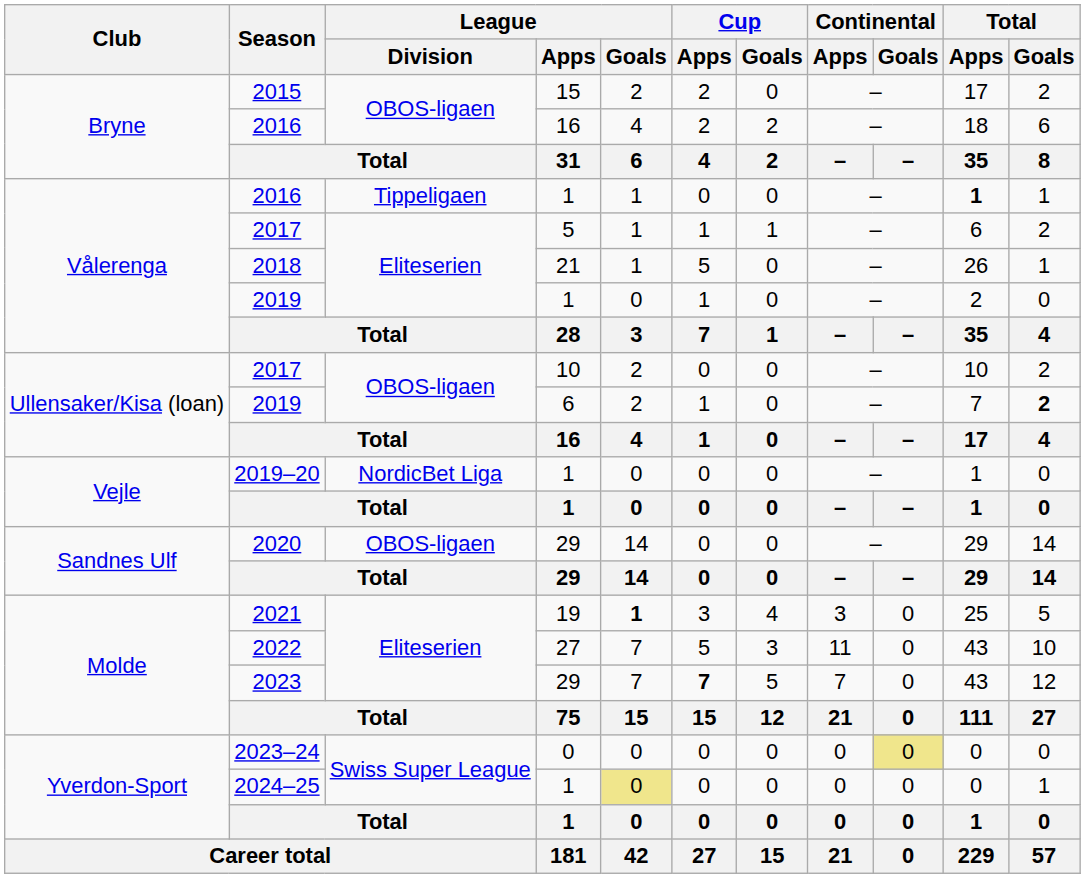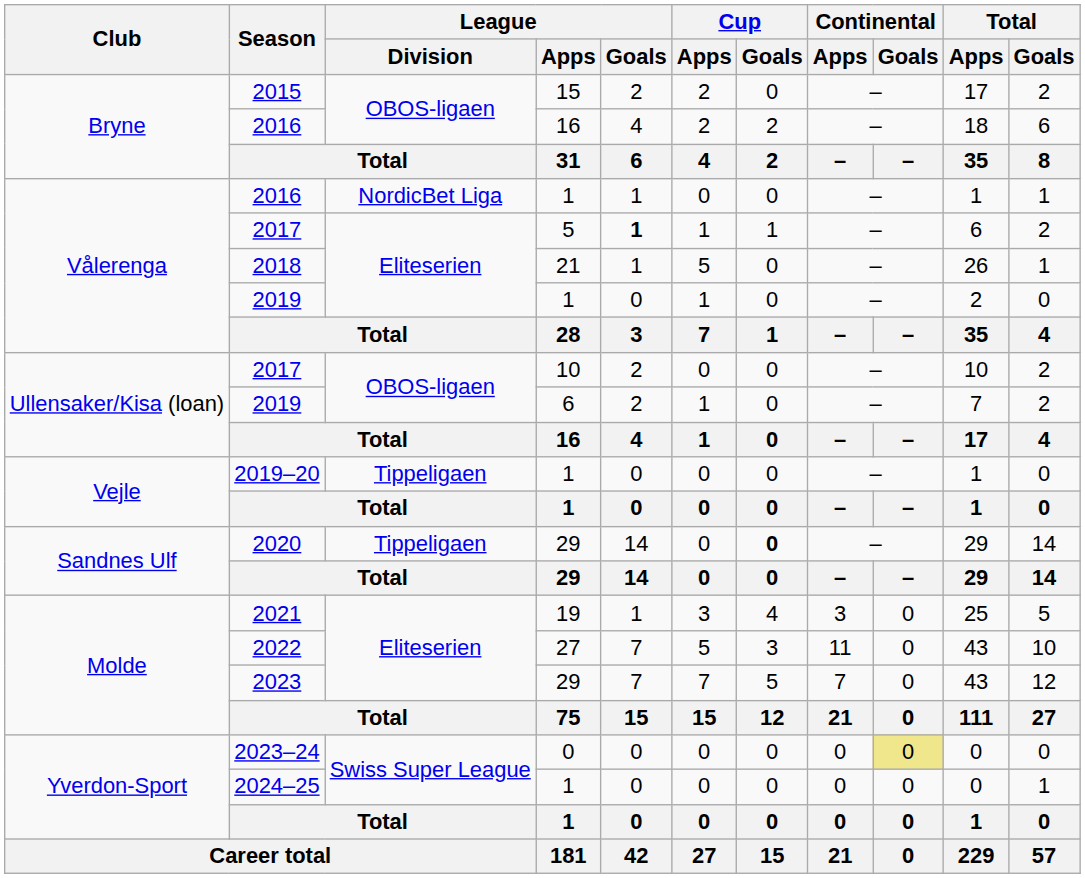(430, 195) Tippeligaen -> (430, 195) NordicBet Liga
(976, 195) bold -> (976, 195) normal
(636, 230) normal -> (636, 230) bold
(1044, 404) bold -> (1044, 404) normal
(430, 473) NordicBet Liga -> (430, 473) Tippeligaen
(430, 543) OBOS-ligaen -> (430, 543) Tippeligaen
(772, 543) normal -> (772, 543) bold
(636, 612) bold -> (636, 612) normal
(704, 682) bold -> (704, 682) normal
(636, 786) khaki background -> (636, 786) no background
